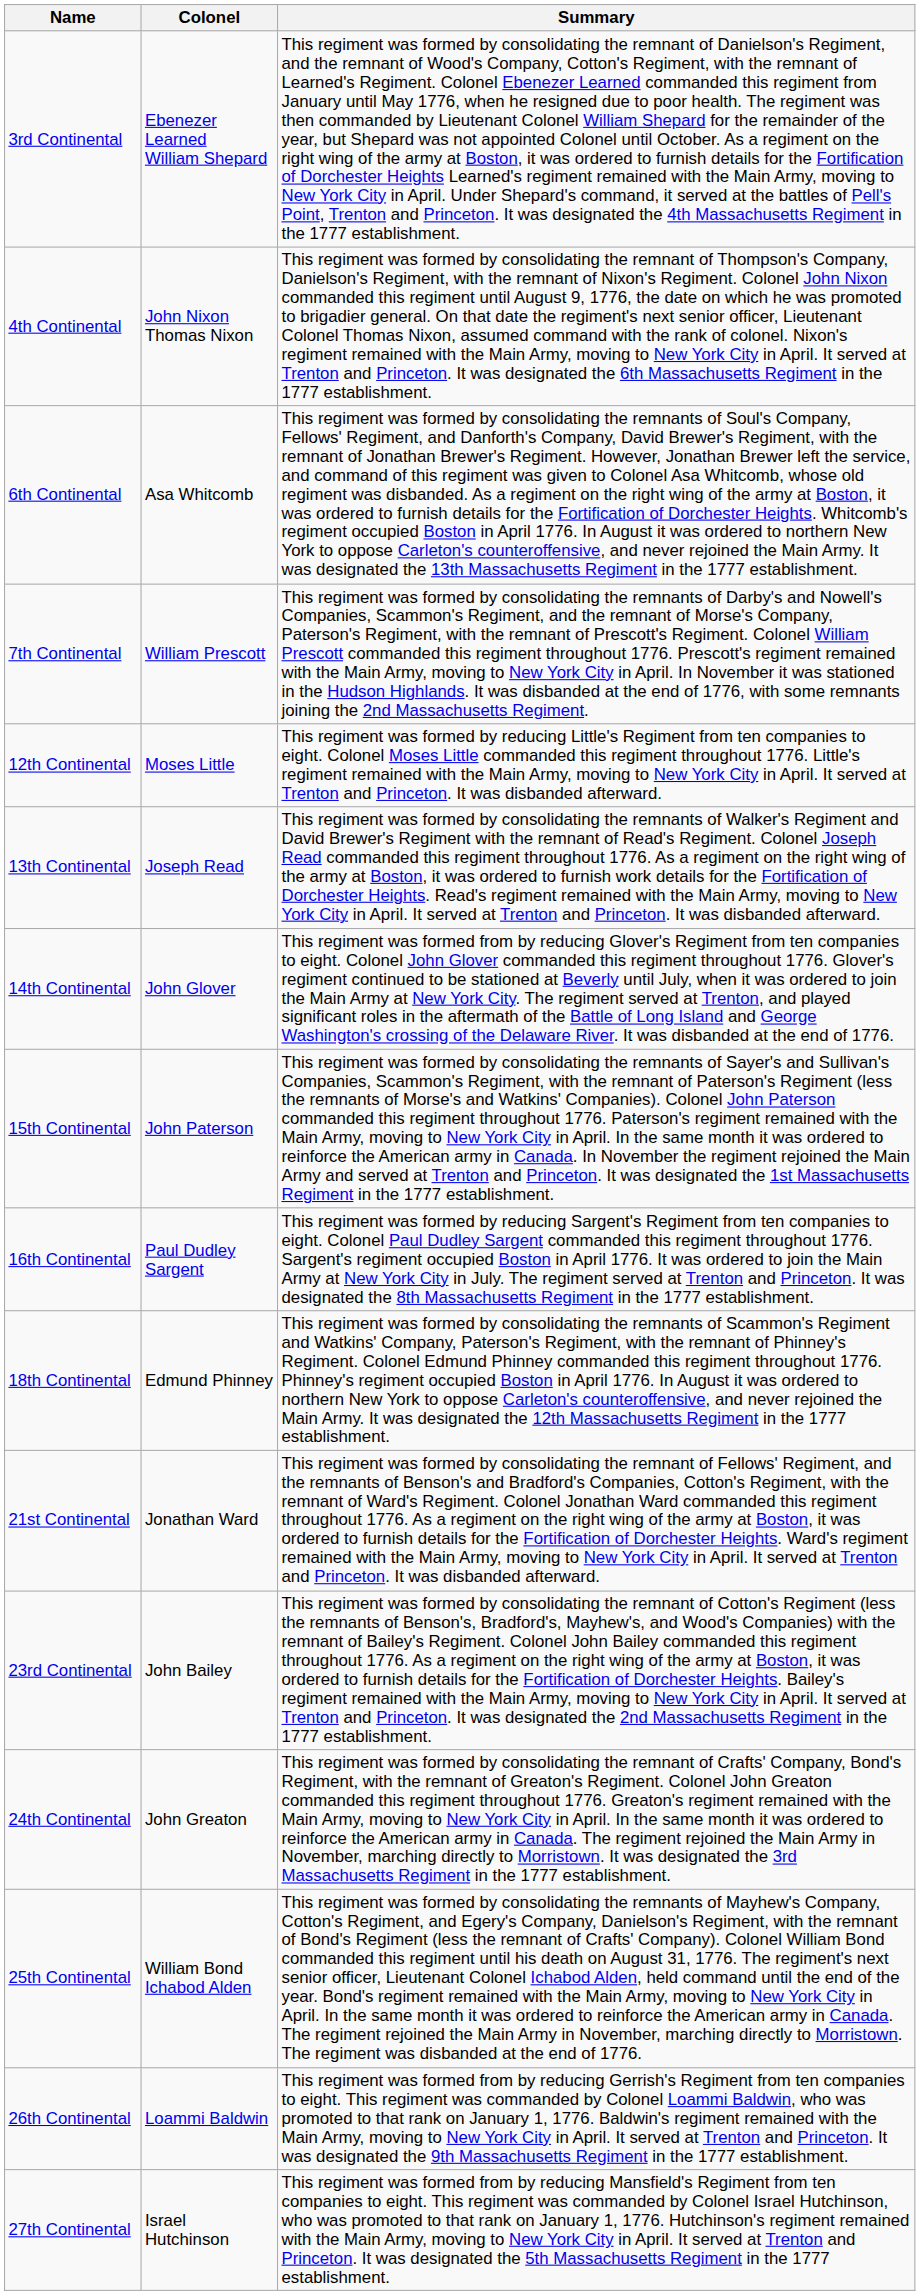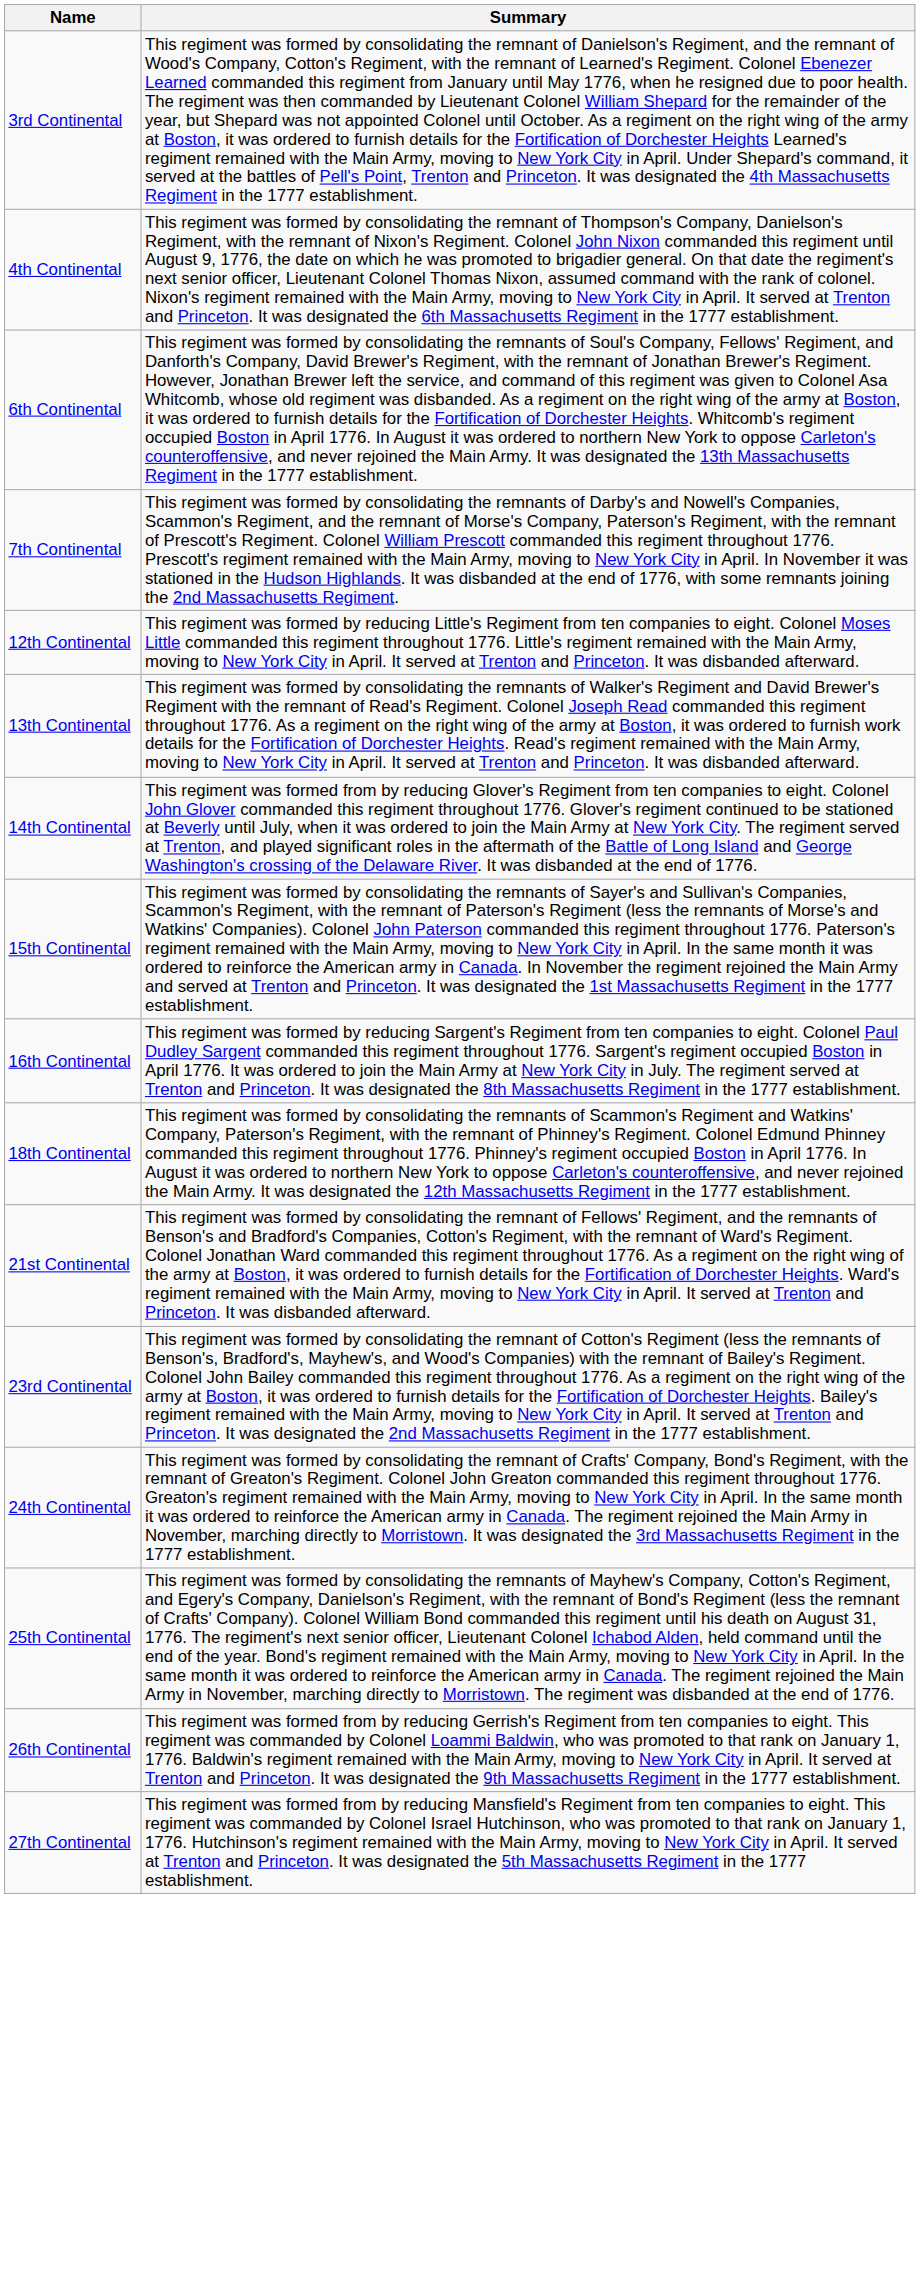- column: (209, 17)
